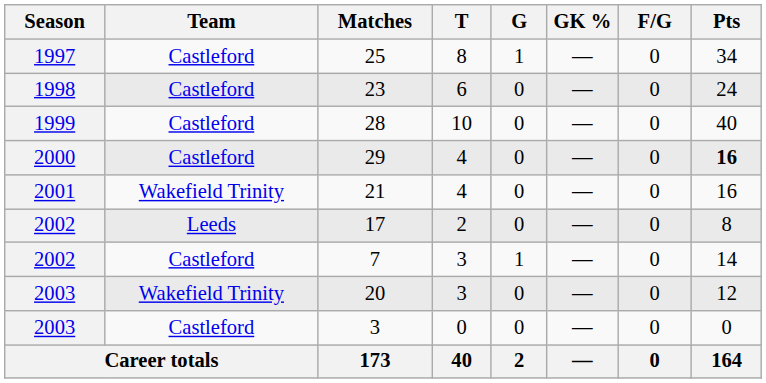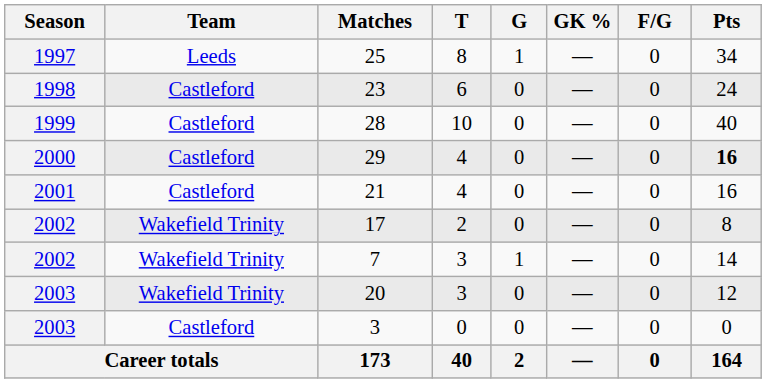(211, 55) Castleford -> (211, 55) Leeds
(211, 191) Wakefield Trinity -> (211, 191) Castleford
(211, 225) Leeds -> (211, 225) Wakefield Trinity
(211, 259) Castleford -> (211, 259) Wakefield Trinity
